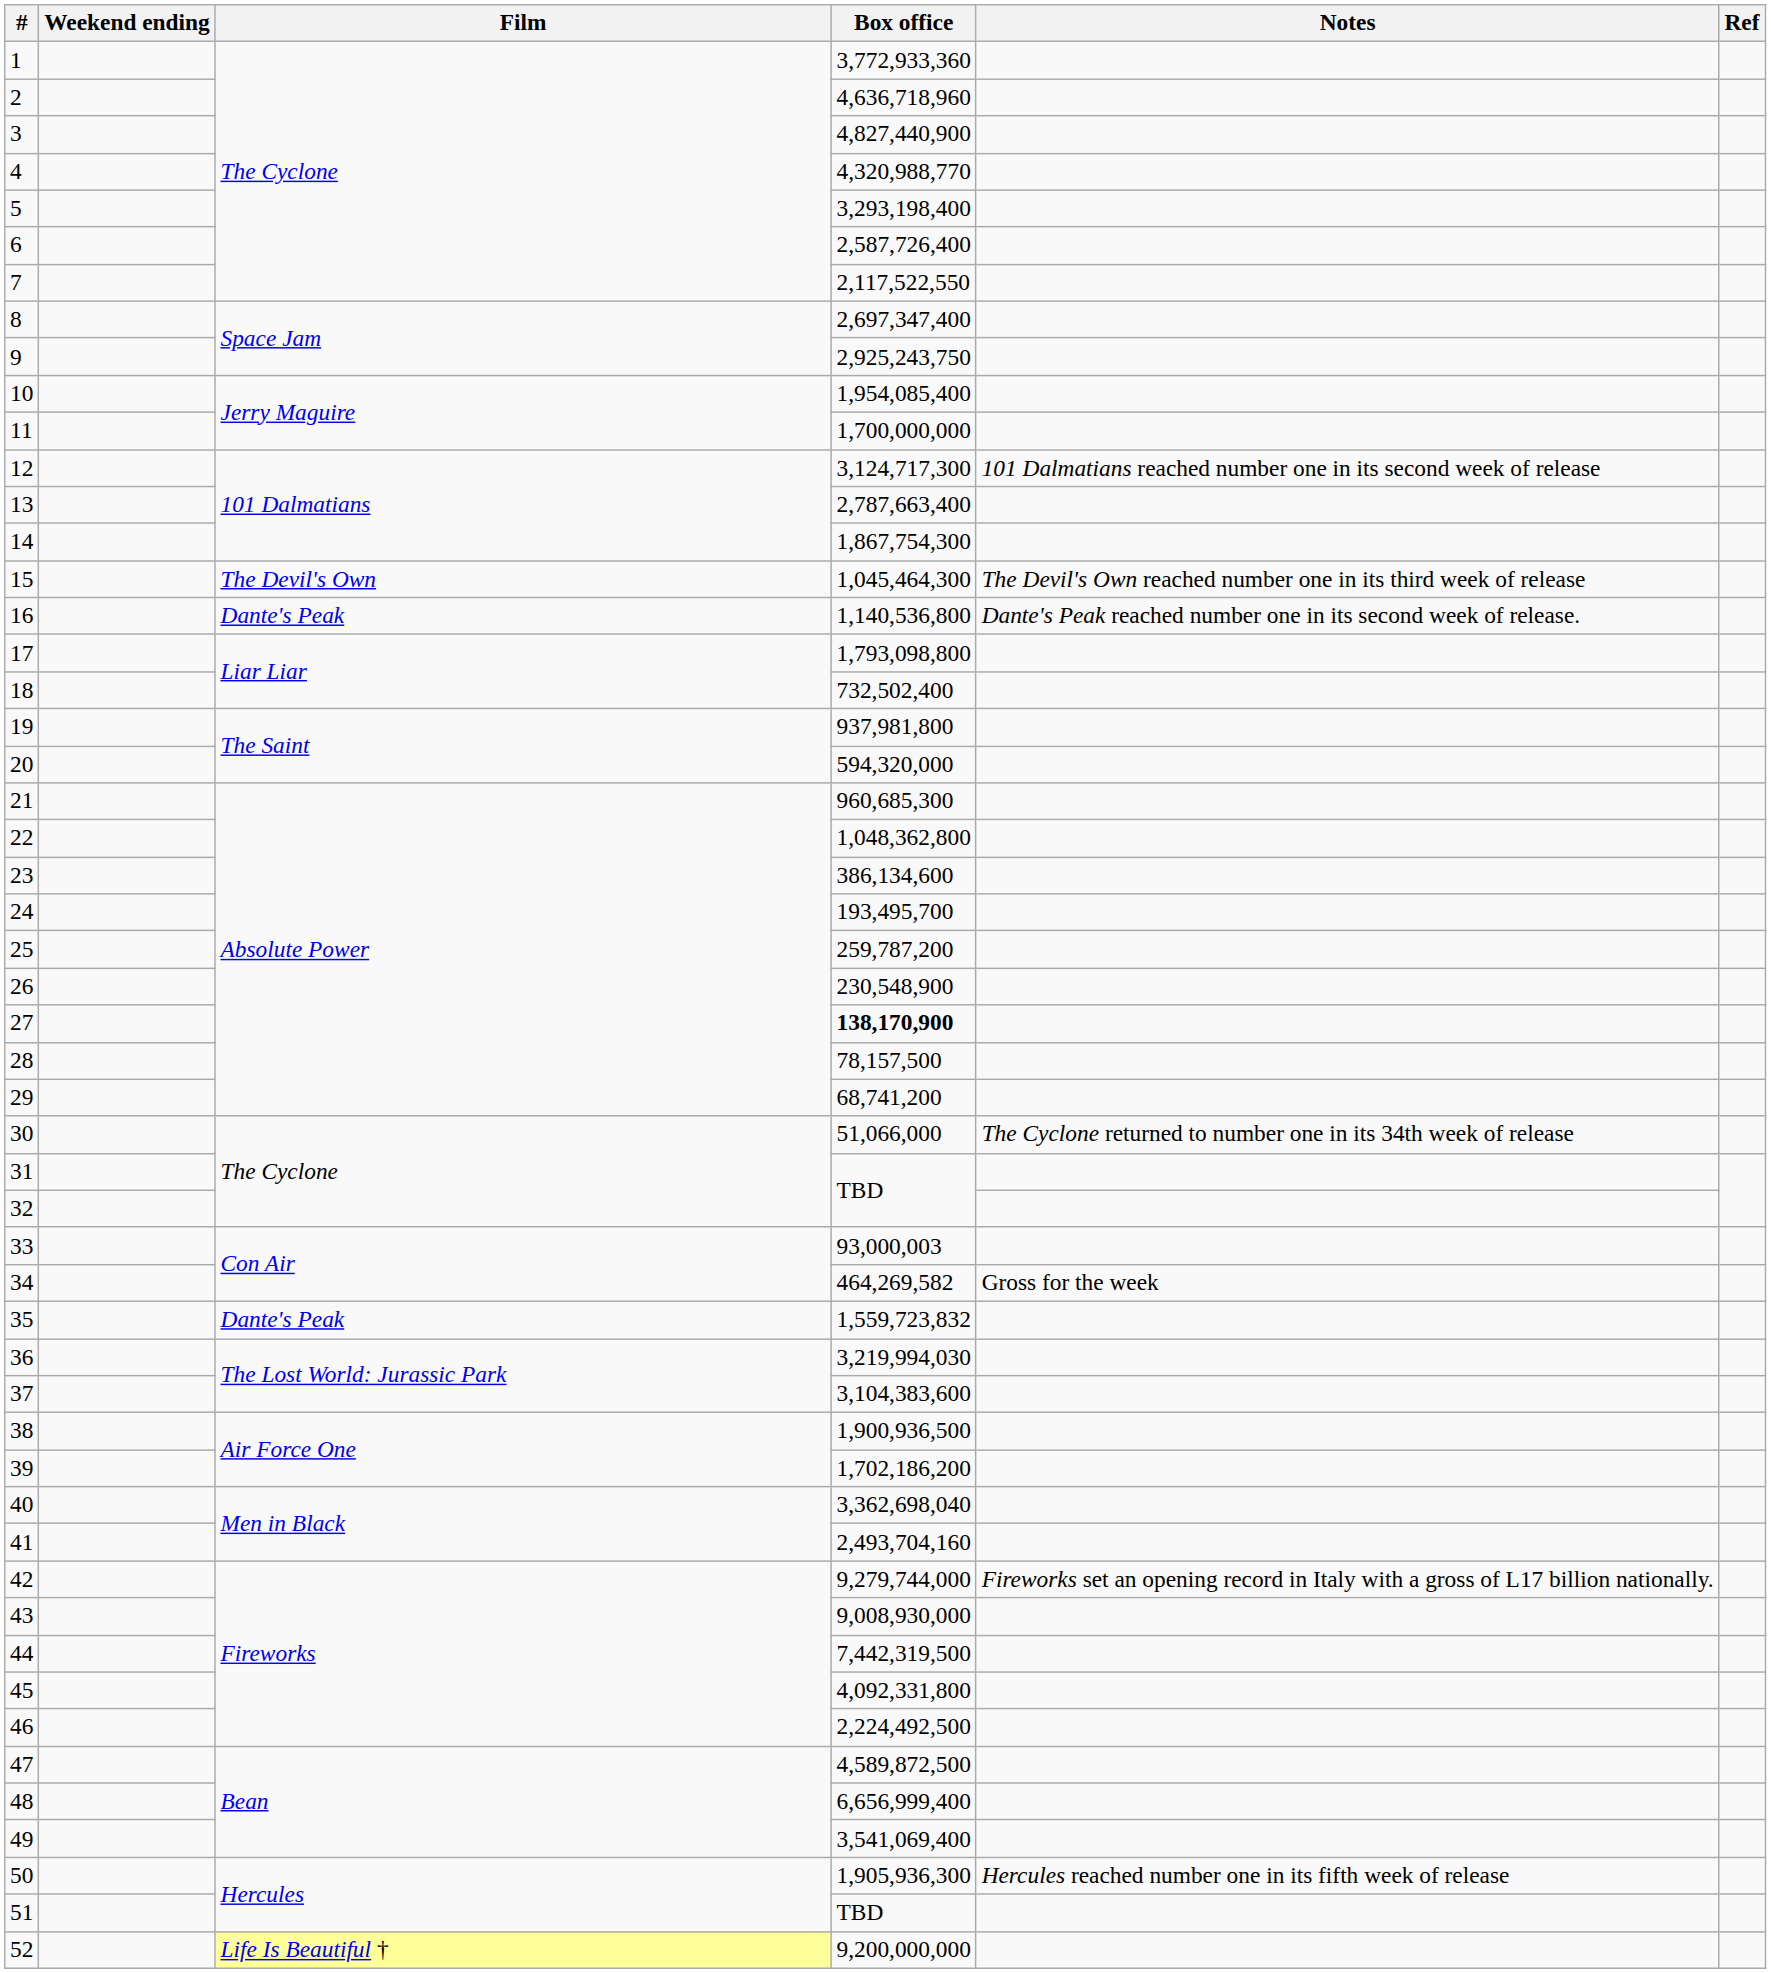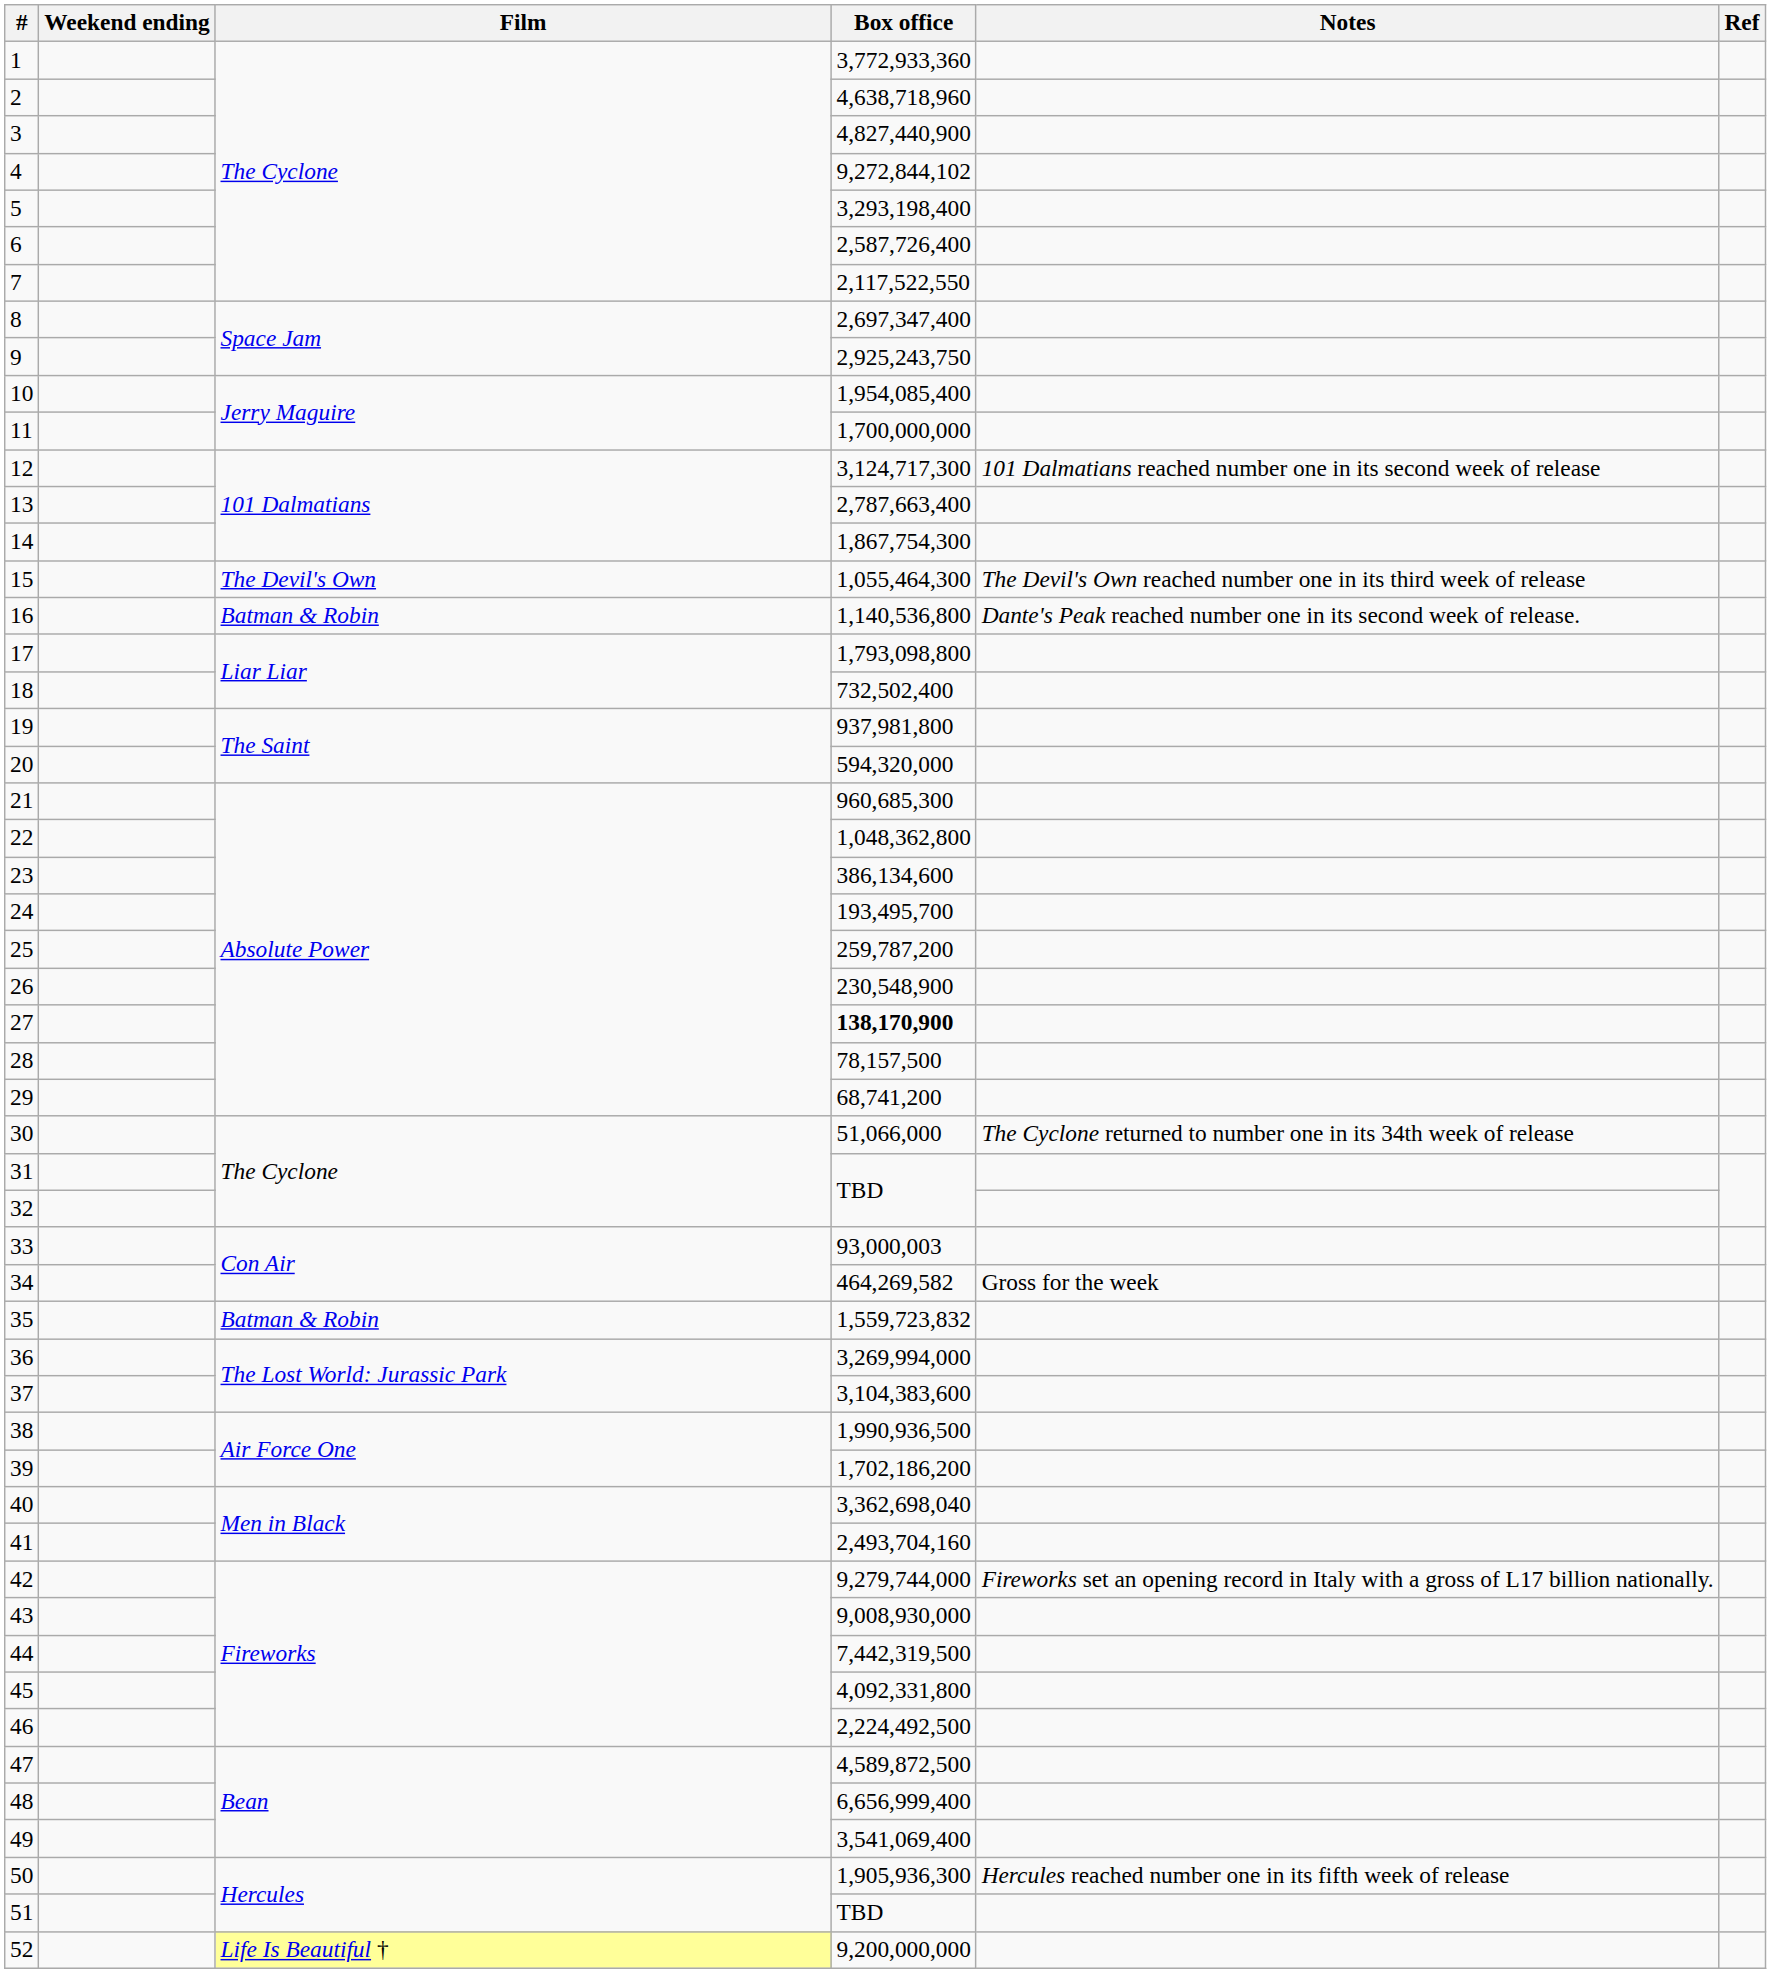(904, 97) 4,636,718,960 -> (904, 97) 4,638,718,960
(904, 171) 4,320,988,770 -> (904, 171) 9,272,844,102
(904, 578) 1,045,464,300 -> (904, 578) 1,055,464,300
(282, 615) Dante's Peak -> (300, 615) Batman & Robin
(282, 1319) Dante's Peak -> (300, 1319) Batman & Robin
(904, 1356) 3,219,994,030 -> (904, 1356) 3,269,994,000
(904, 1430) 1,900,936,500 -> (904, 1430) 1,990,936,500
